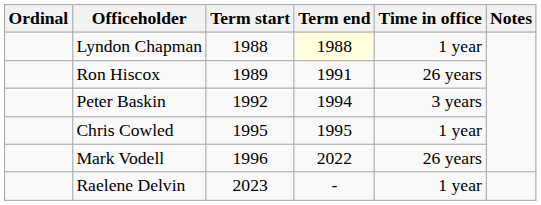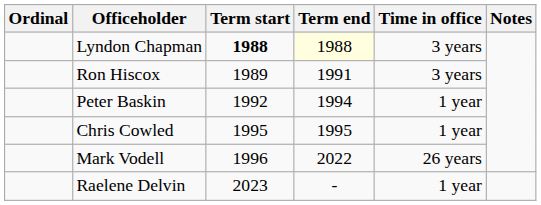(250, 46) normal -> (250, 46) bold
(460, 46) 1 year -> (457, 46) 3 years
(452, 74) 26 years -> (457, 74) 3 years
(457, 102) 3 years -> (460, 102) 1 year
